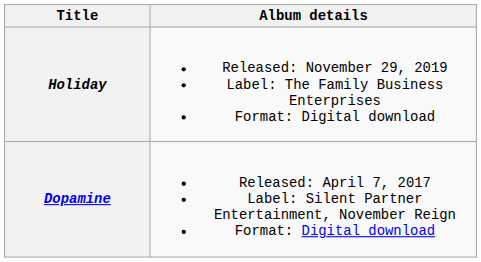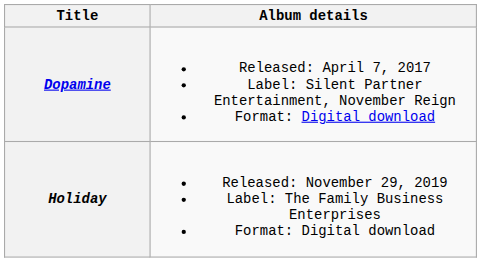rows swapped: (77, 199) <-> (77, 85)
